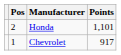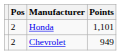(13, 42) 1 -> (13, 42) 2
(107, 42) 917 -> (107, 42) 949
